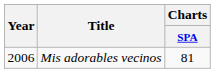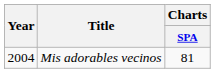(21, 57) 2006 -> (21, 57) 2004
